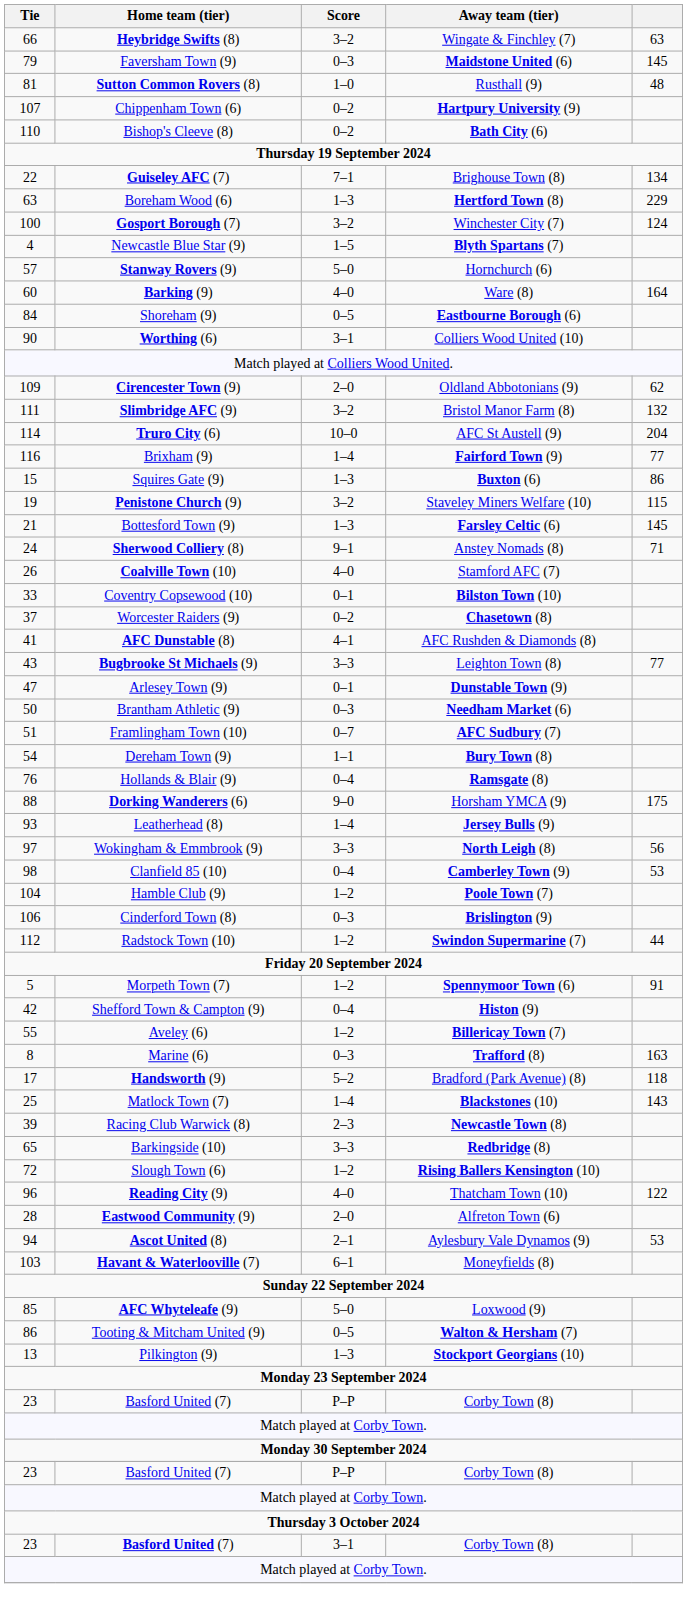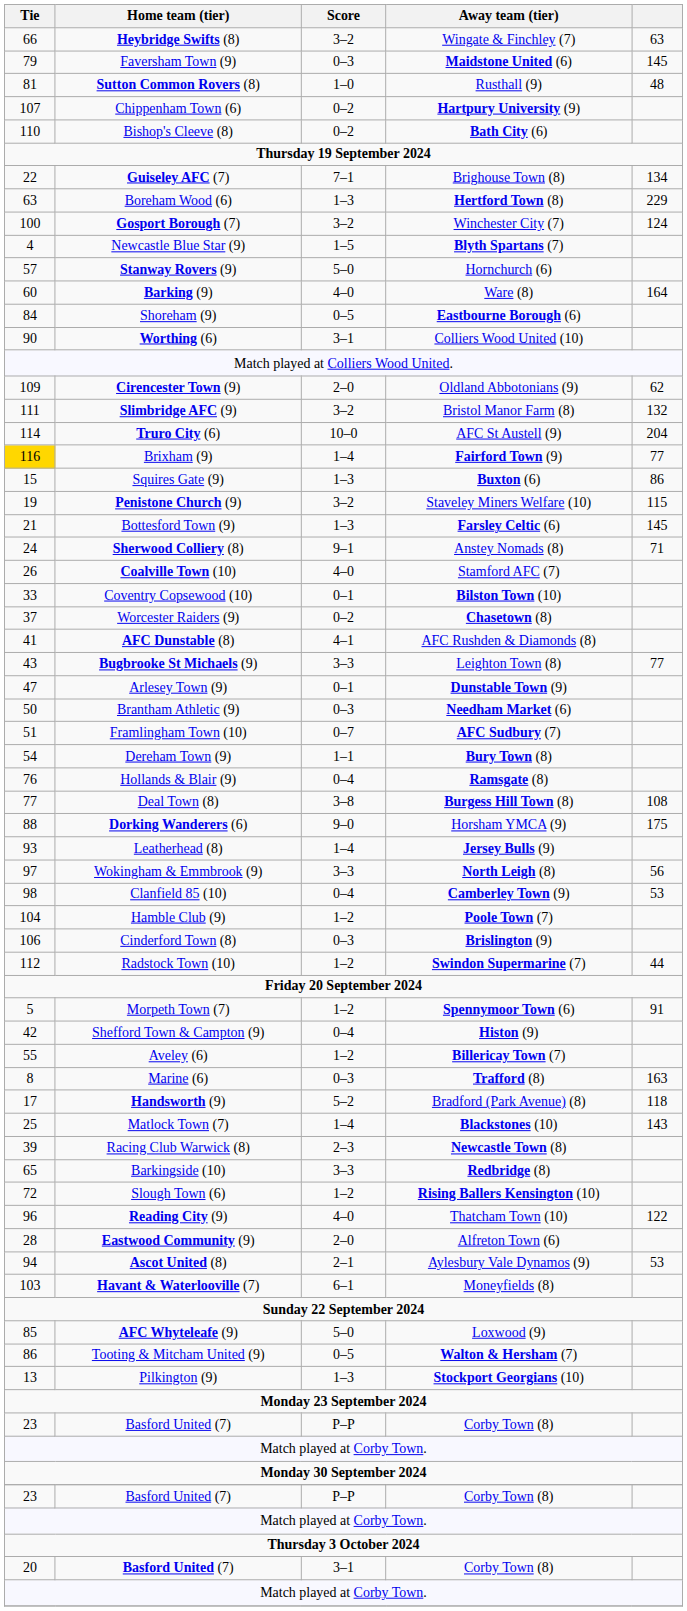(30, 457) no background -> (30, 457) gold background
+ row: (178, 802)
(30, 1545) 23 -> (30, 1568) 20
